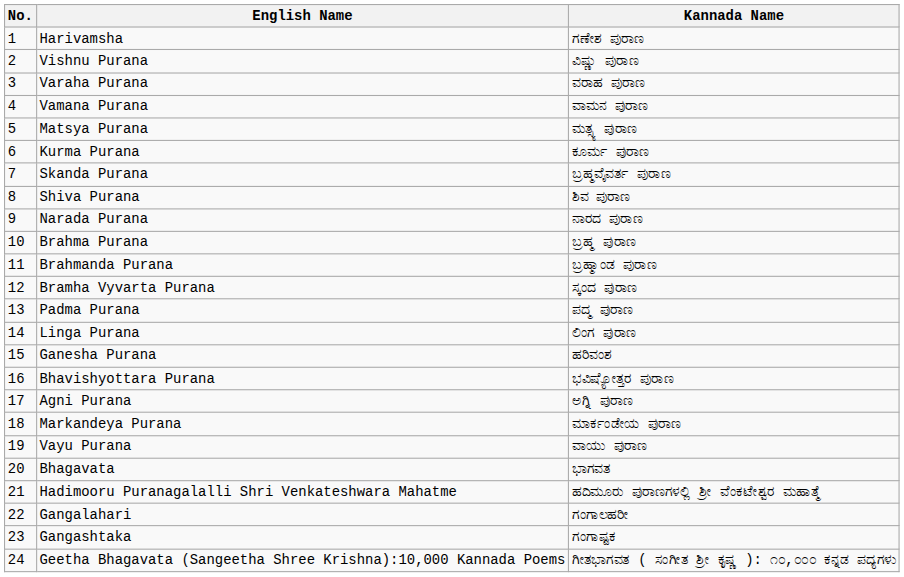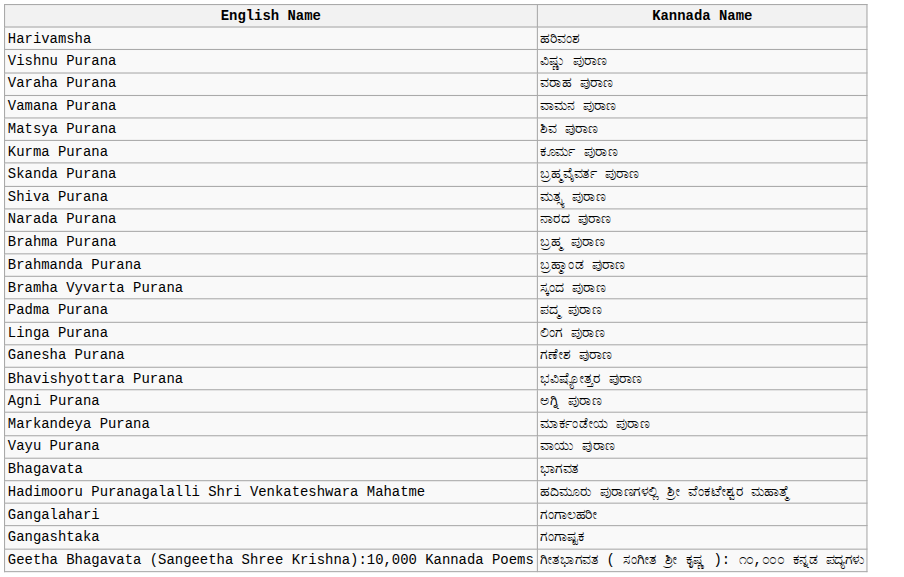- column: (20, 16)
(608, 39) ಗಣೇಶ ಪುರಾಣ -> (560, 39) ಹರಿವಂಶ
(605, 129) ಮತ್ಸ್ಯ ಪುರಾಣ -> (569, 129) ಶಿವ ಪುರಾಣ
(601, 197) ಶಿವ ಪುರಾಣ -> (573, 197) ಮತ್ಸ್ಯ ಪುರಾಣ
(592, 356) ಹರಿವಂಶ -> (576, 356) ಗಣೇಶ ಪುರಾಣ
